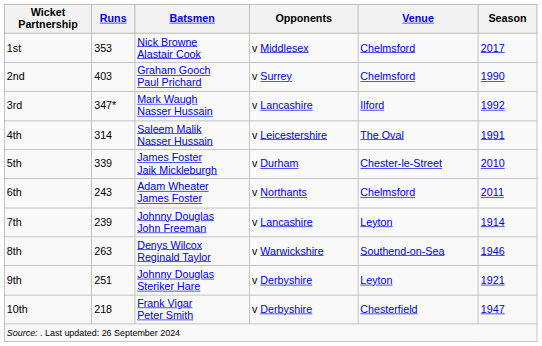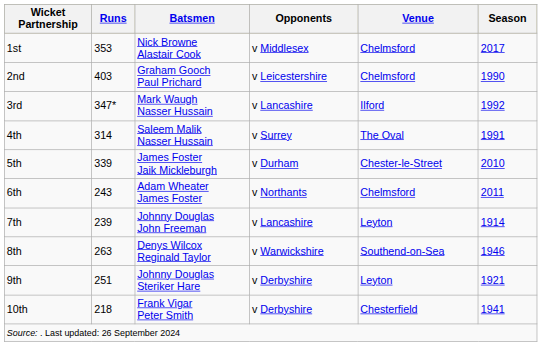(272, 77) v Surrey -> (290, 77) v Leicestershire
(290, 135) v Leicestershire -> (272, 135) v Surrey
(493, 309) 1947 -> (493, 309) 1941
